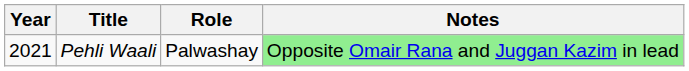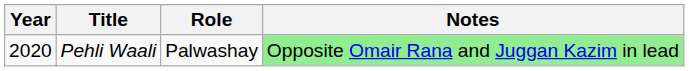(30, 50) 2021 -> (30, 50) 2020
